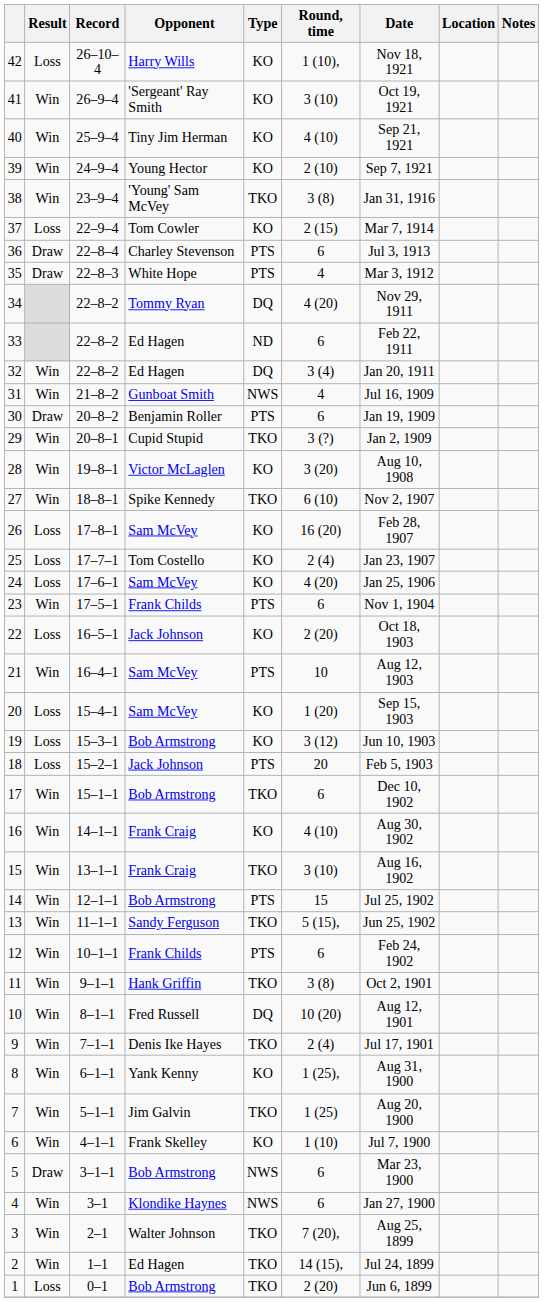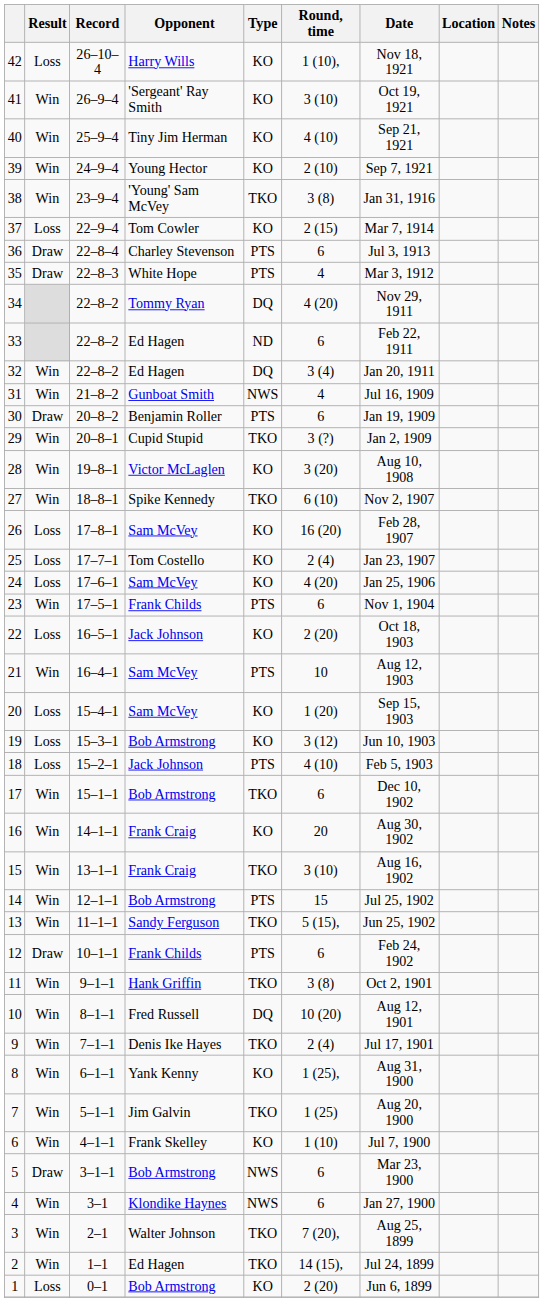(321, 763) 20 -> (321, 763) 4 (10)
(321, 832) 4 (10) -> (321, 832) 20
(47, 953) Win -> (47, 953) Draw
(263, 1286) TKO -> (263, 1286) KO
